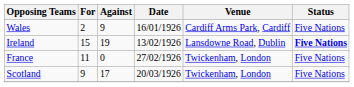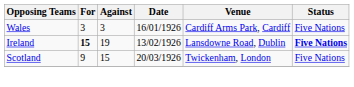(83, 27) 2 -> (83, 27) 3
(102, 27) 9 -> (102, 27) 3
(85, 43) normal -> (85, 43) bold
- row: (20, 58)
(105, 74) 17 -> (105, 58) 15
